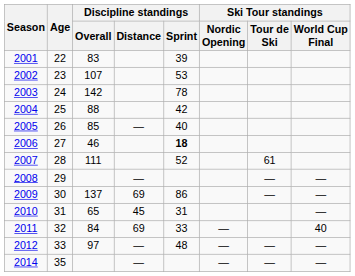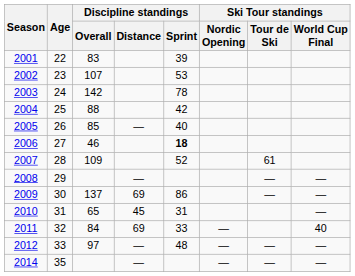(93, 161) 111 -> (93, 161) 109
